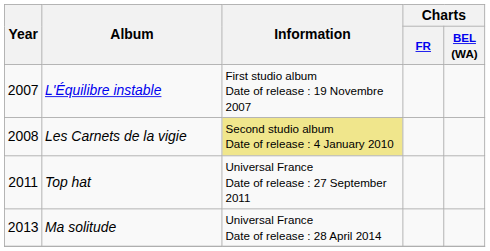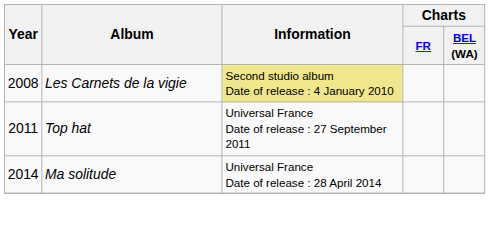- row: (103, 91)
(23, 227) 2013 -> (23, 174) 2014
